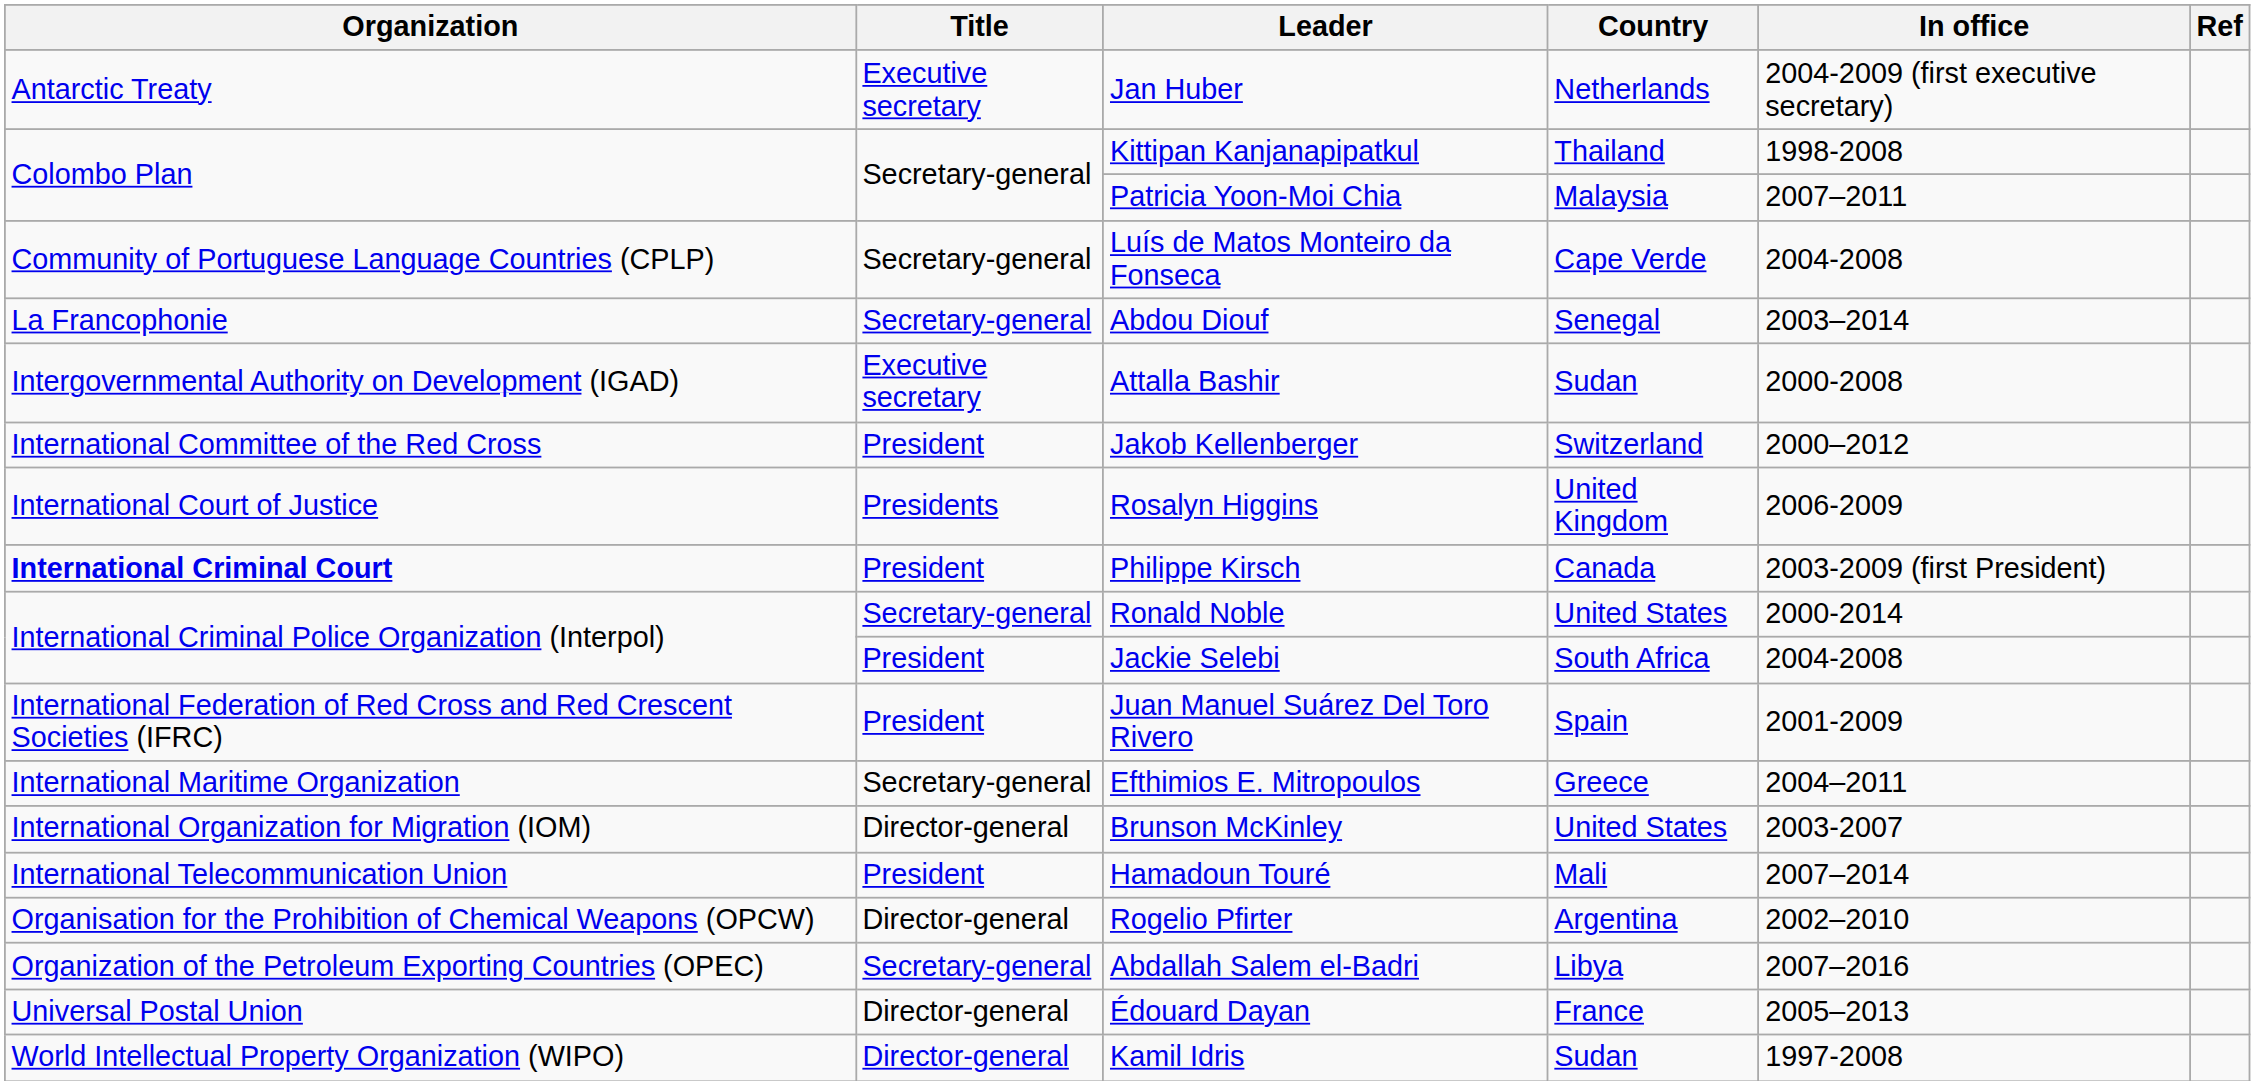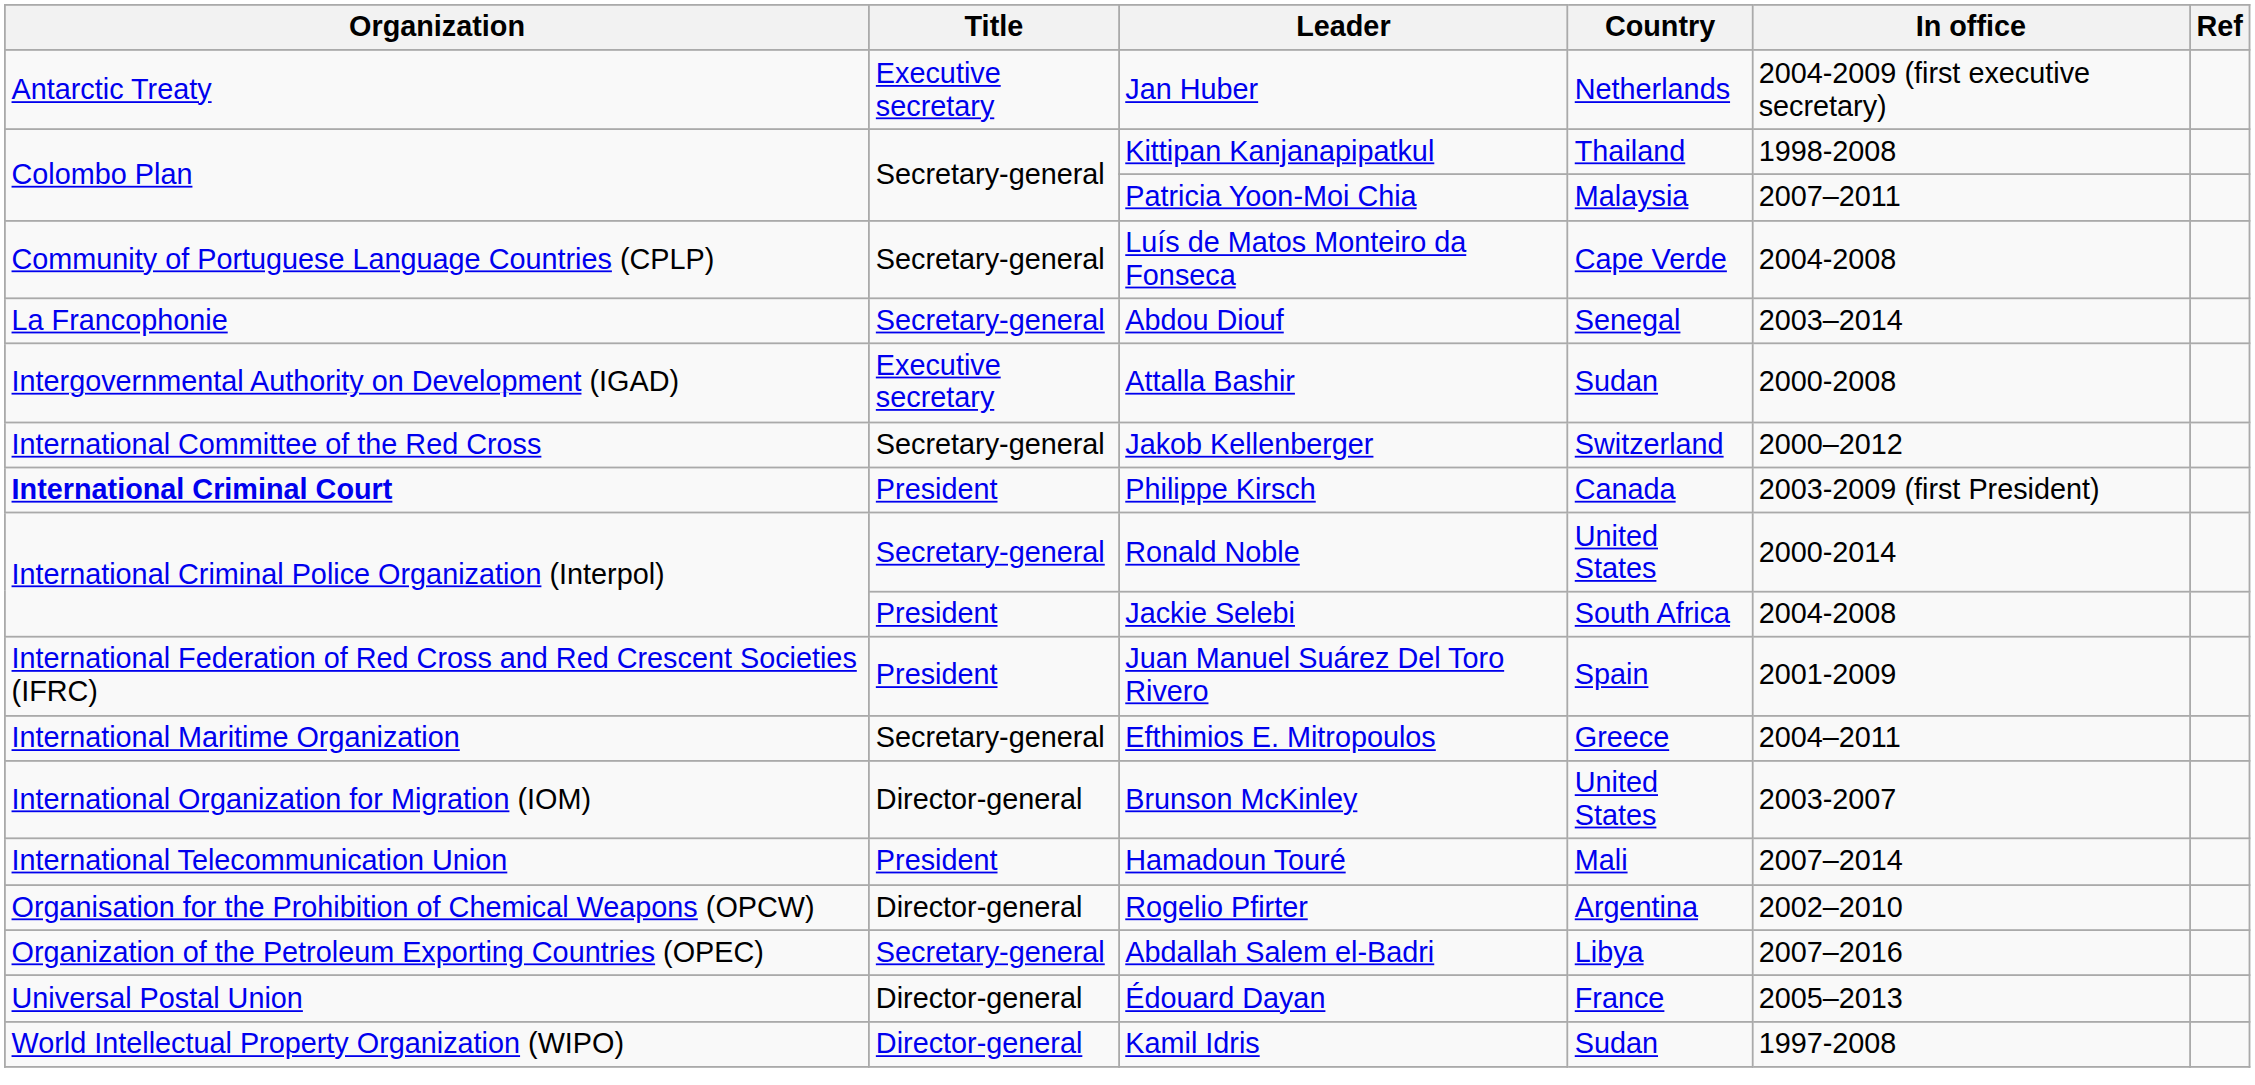(923, 444) President -> (990, 444) Secretary-general
- row: (1214, 506)
